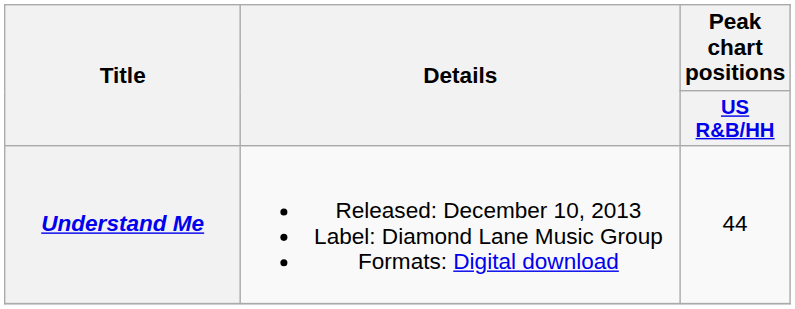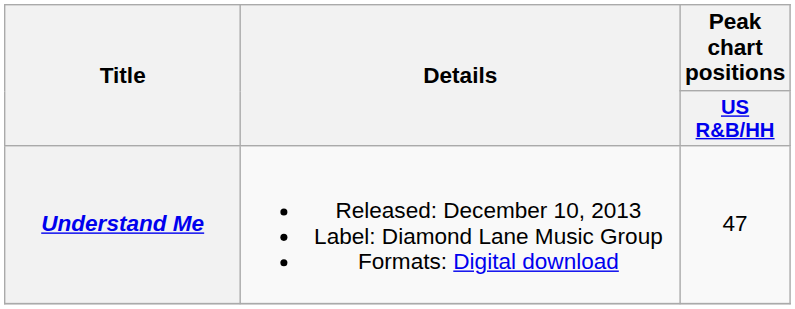(735, 224) 44 -> (735, 224) 47
